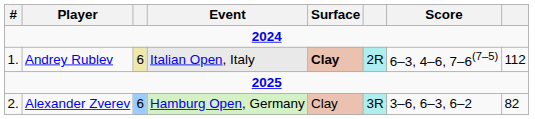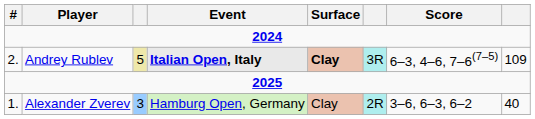(13, 59) 1. -> (13, 59) 2.
(140, 59) 6 -> (140, 59) 5
(202, 59) normal -> (206, 59) bold
(375, 59) 2R -> (375, 59) 3R
(515, 59) 112 -> (516, 59) 109
(13, 104) 2. -> (13, 104) 1.
(140, 104) 6 -> (140, 104) 3
(375, 104) 3R -> (375, 104) 2R
(512, 104) 82 -> (512, 104) 40
